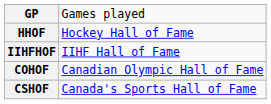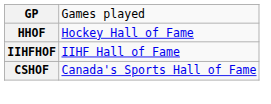- row: (32, 70)
